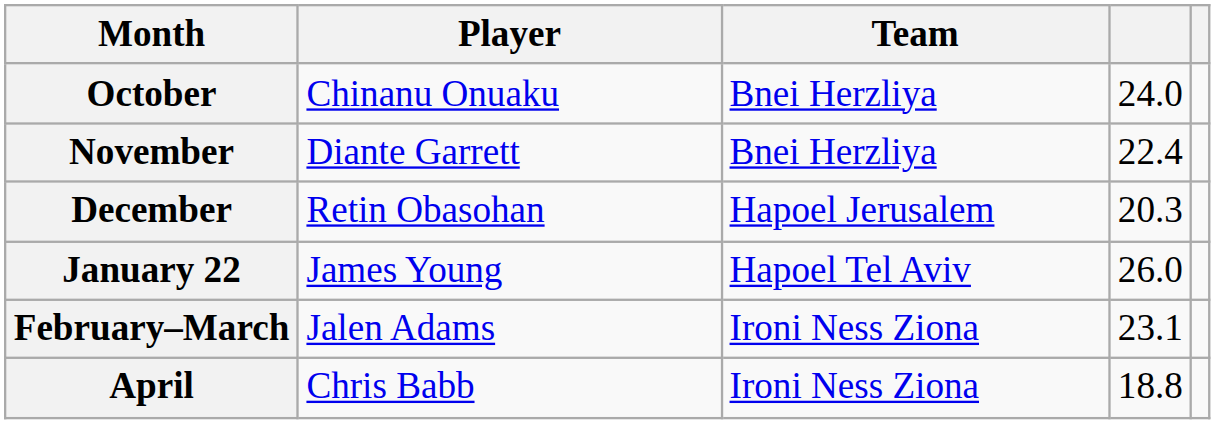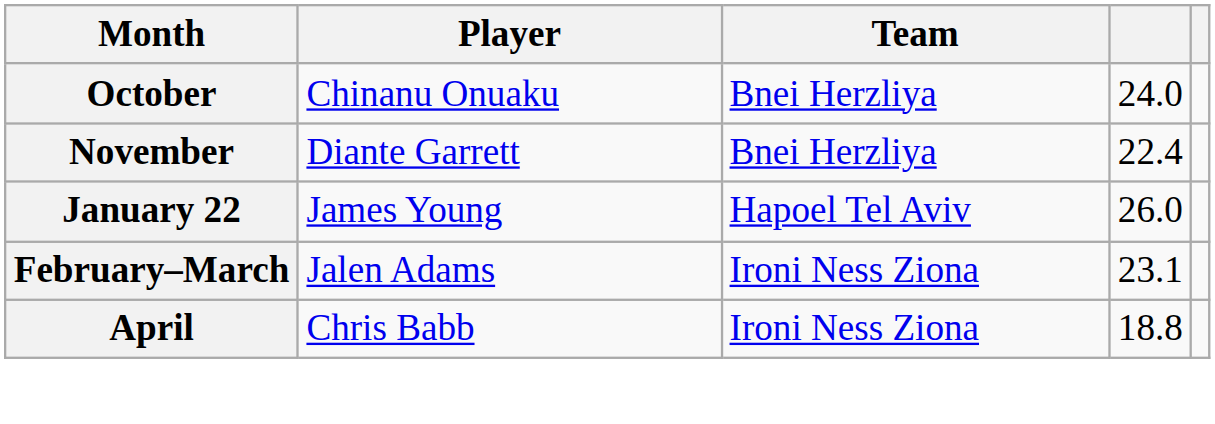- row: (152, 210)
